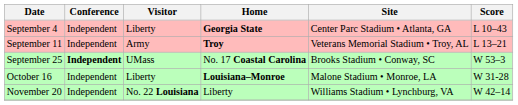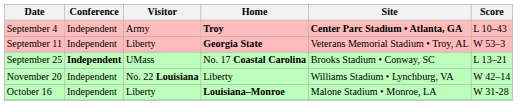(141, 28) Liberty -> (138, 28) Army
(233, 28) Georgia State -> (213, 28) Troy
(381, 28) normal -> (386, 28) bold
(138, 44) Army -> (141, 44) Liberty
(213, 44) Troy -> (233, 44) Georgia State
(490, 44) L 13–21 -> (489, 44) W 53–3
(489, 60) W 53–3 -> (490, 60) L 13–21
rows swapped: (29, 76) <-> (34, 92)
